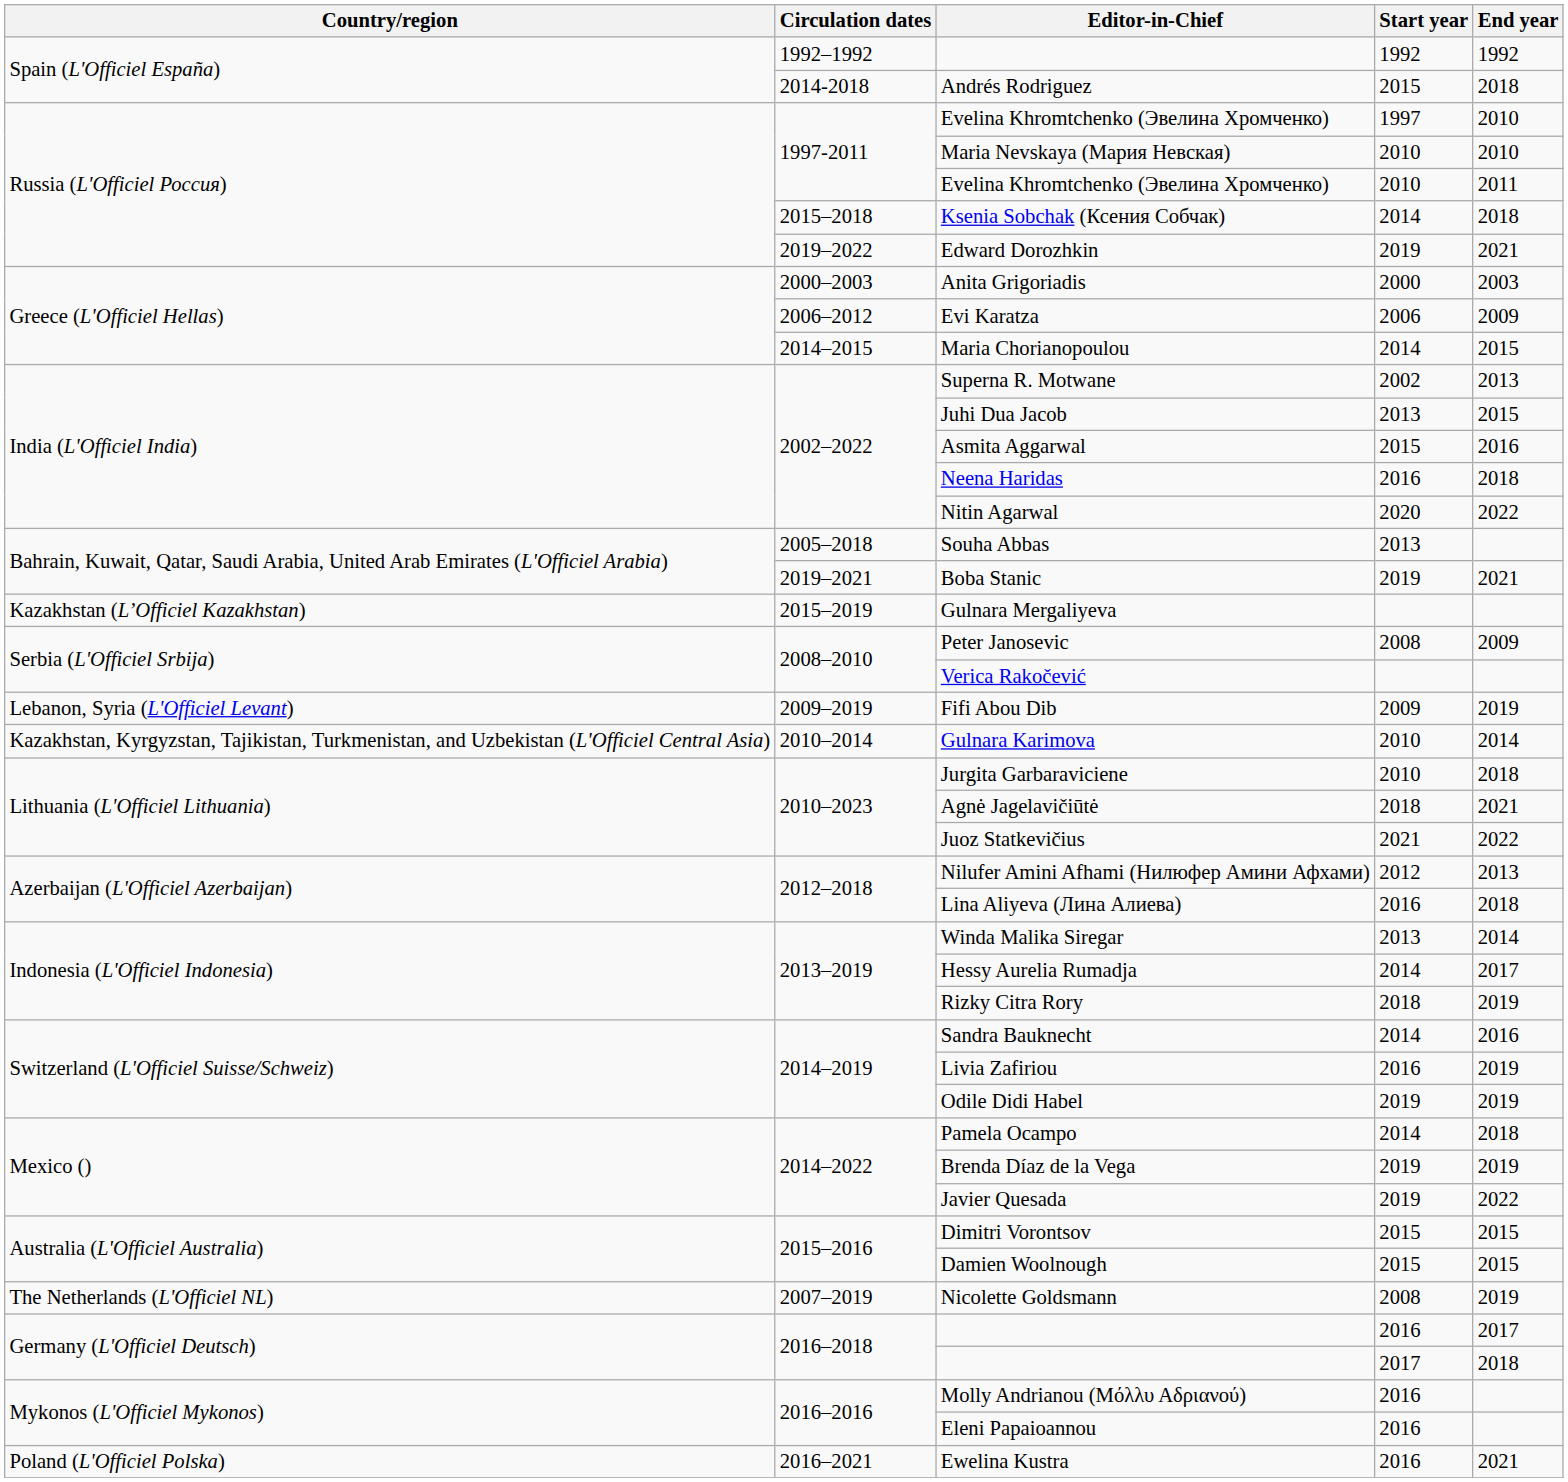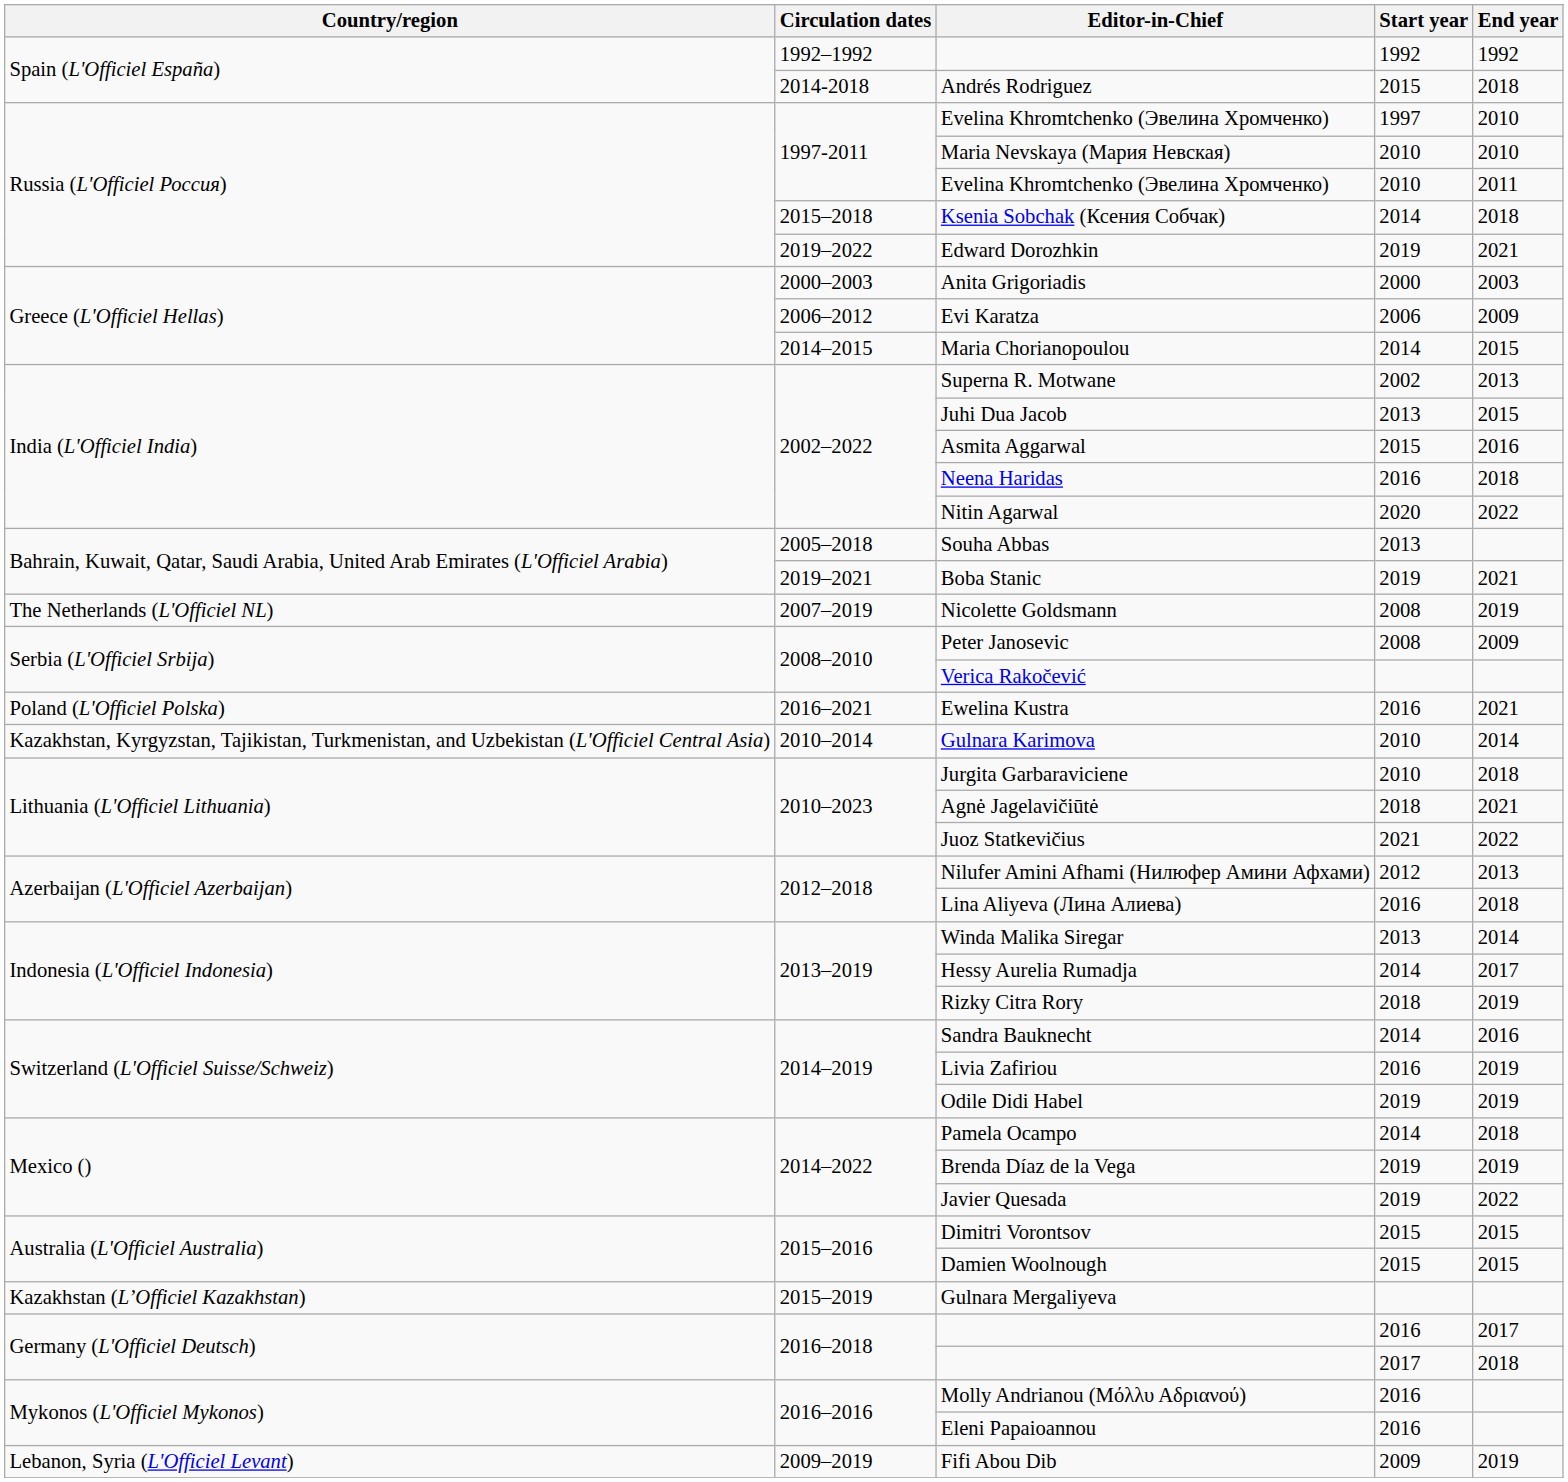rows swapped: (1029, 1297) <-> (1029, 610)
rows swapped: (999, 708) <-> (1005, 1461)
